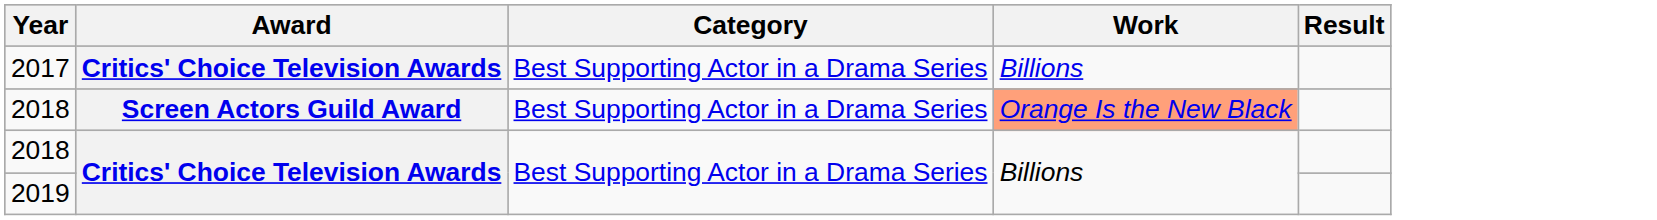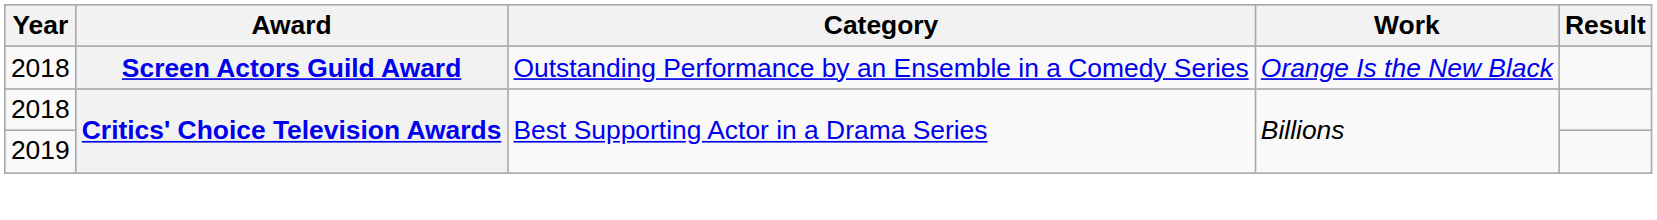- row: (40, 67)
(750, 109) Best Supporting Actor in a Drama Series -> (881, 67) Outstanding Performance by an Ensemble in a Comedy Series
(1146, 109) lightsalmon background -> (1407, 67) no background
